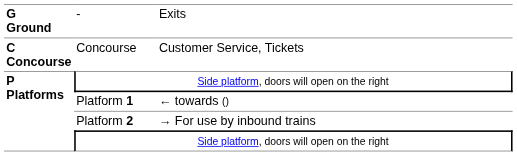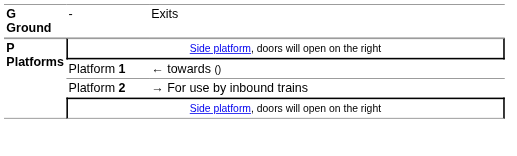- row: (106, 47)
